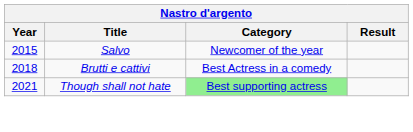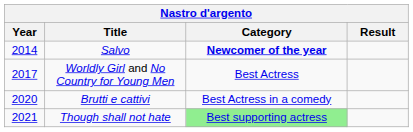(25, 50) 2015 -> (25, 50) 2014
(267, 50) normal -> (267, 50) bold
+ row: (115, 74)
(25, 68) 2018 -> (25, 99) 2020
